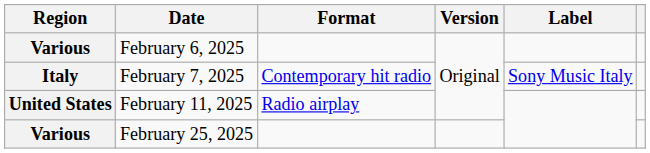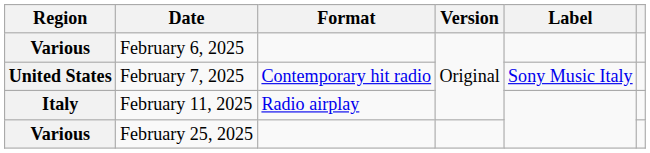(60, 76) Italy -> (60, 76) United States
(60, 104) United States -> (60, 104) Italy
